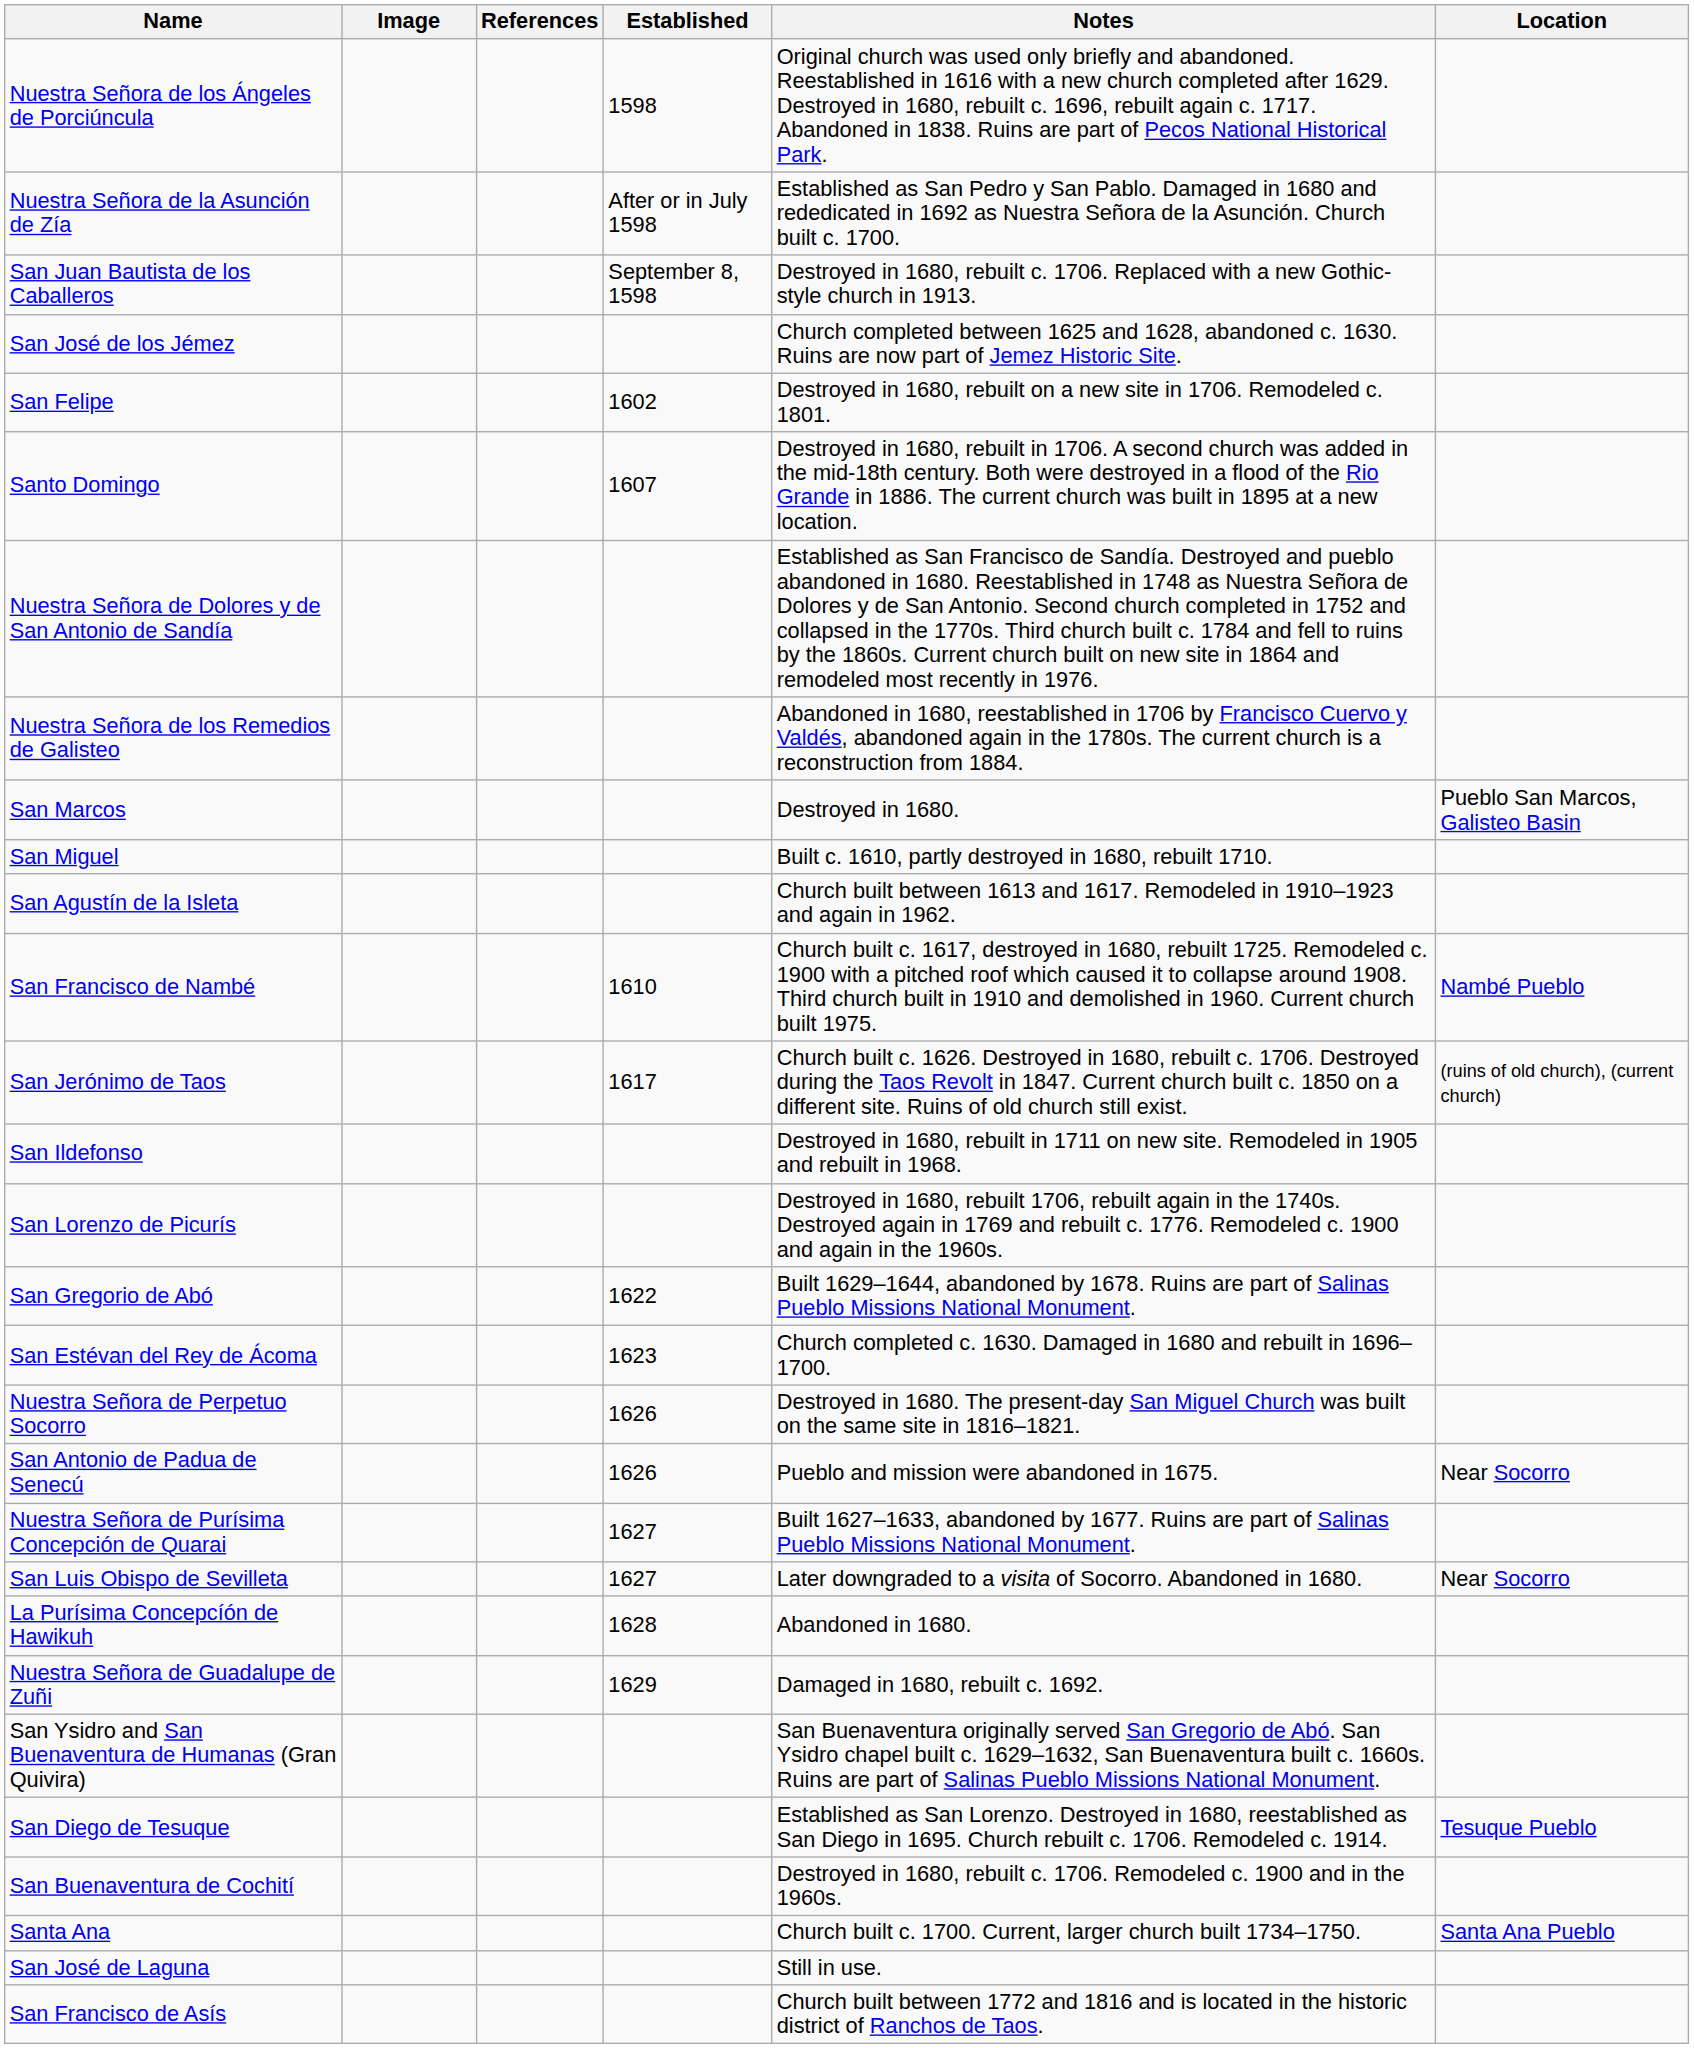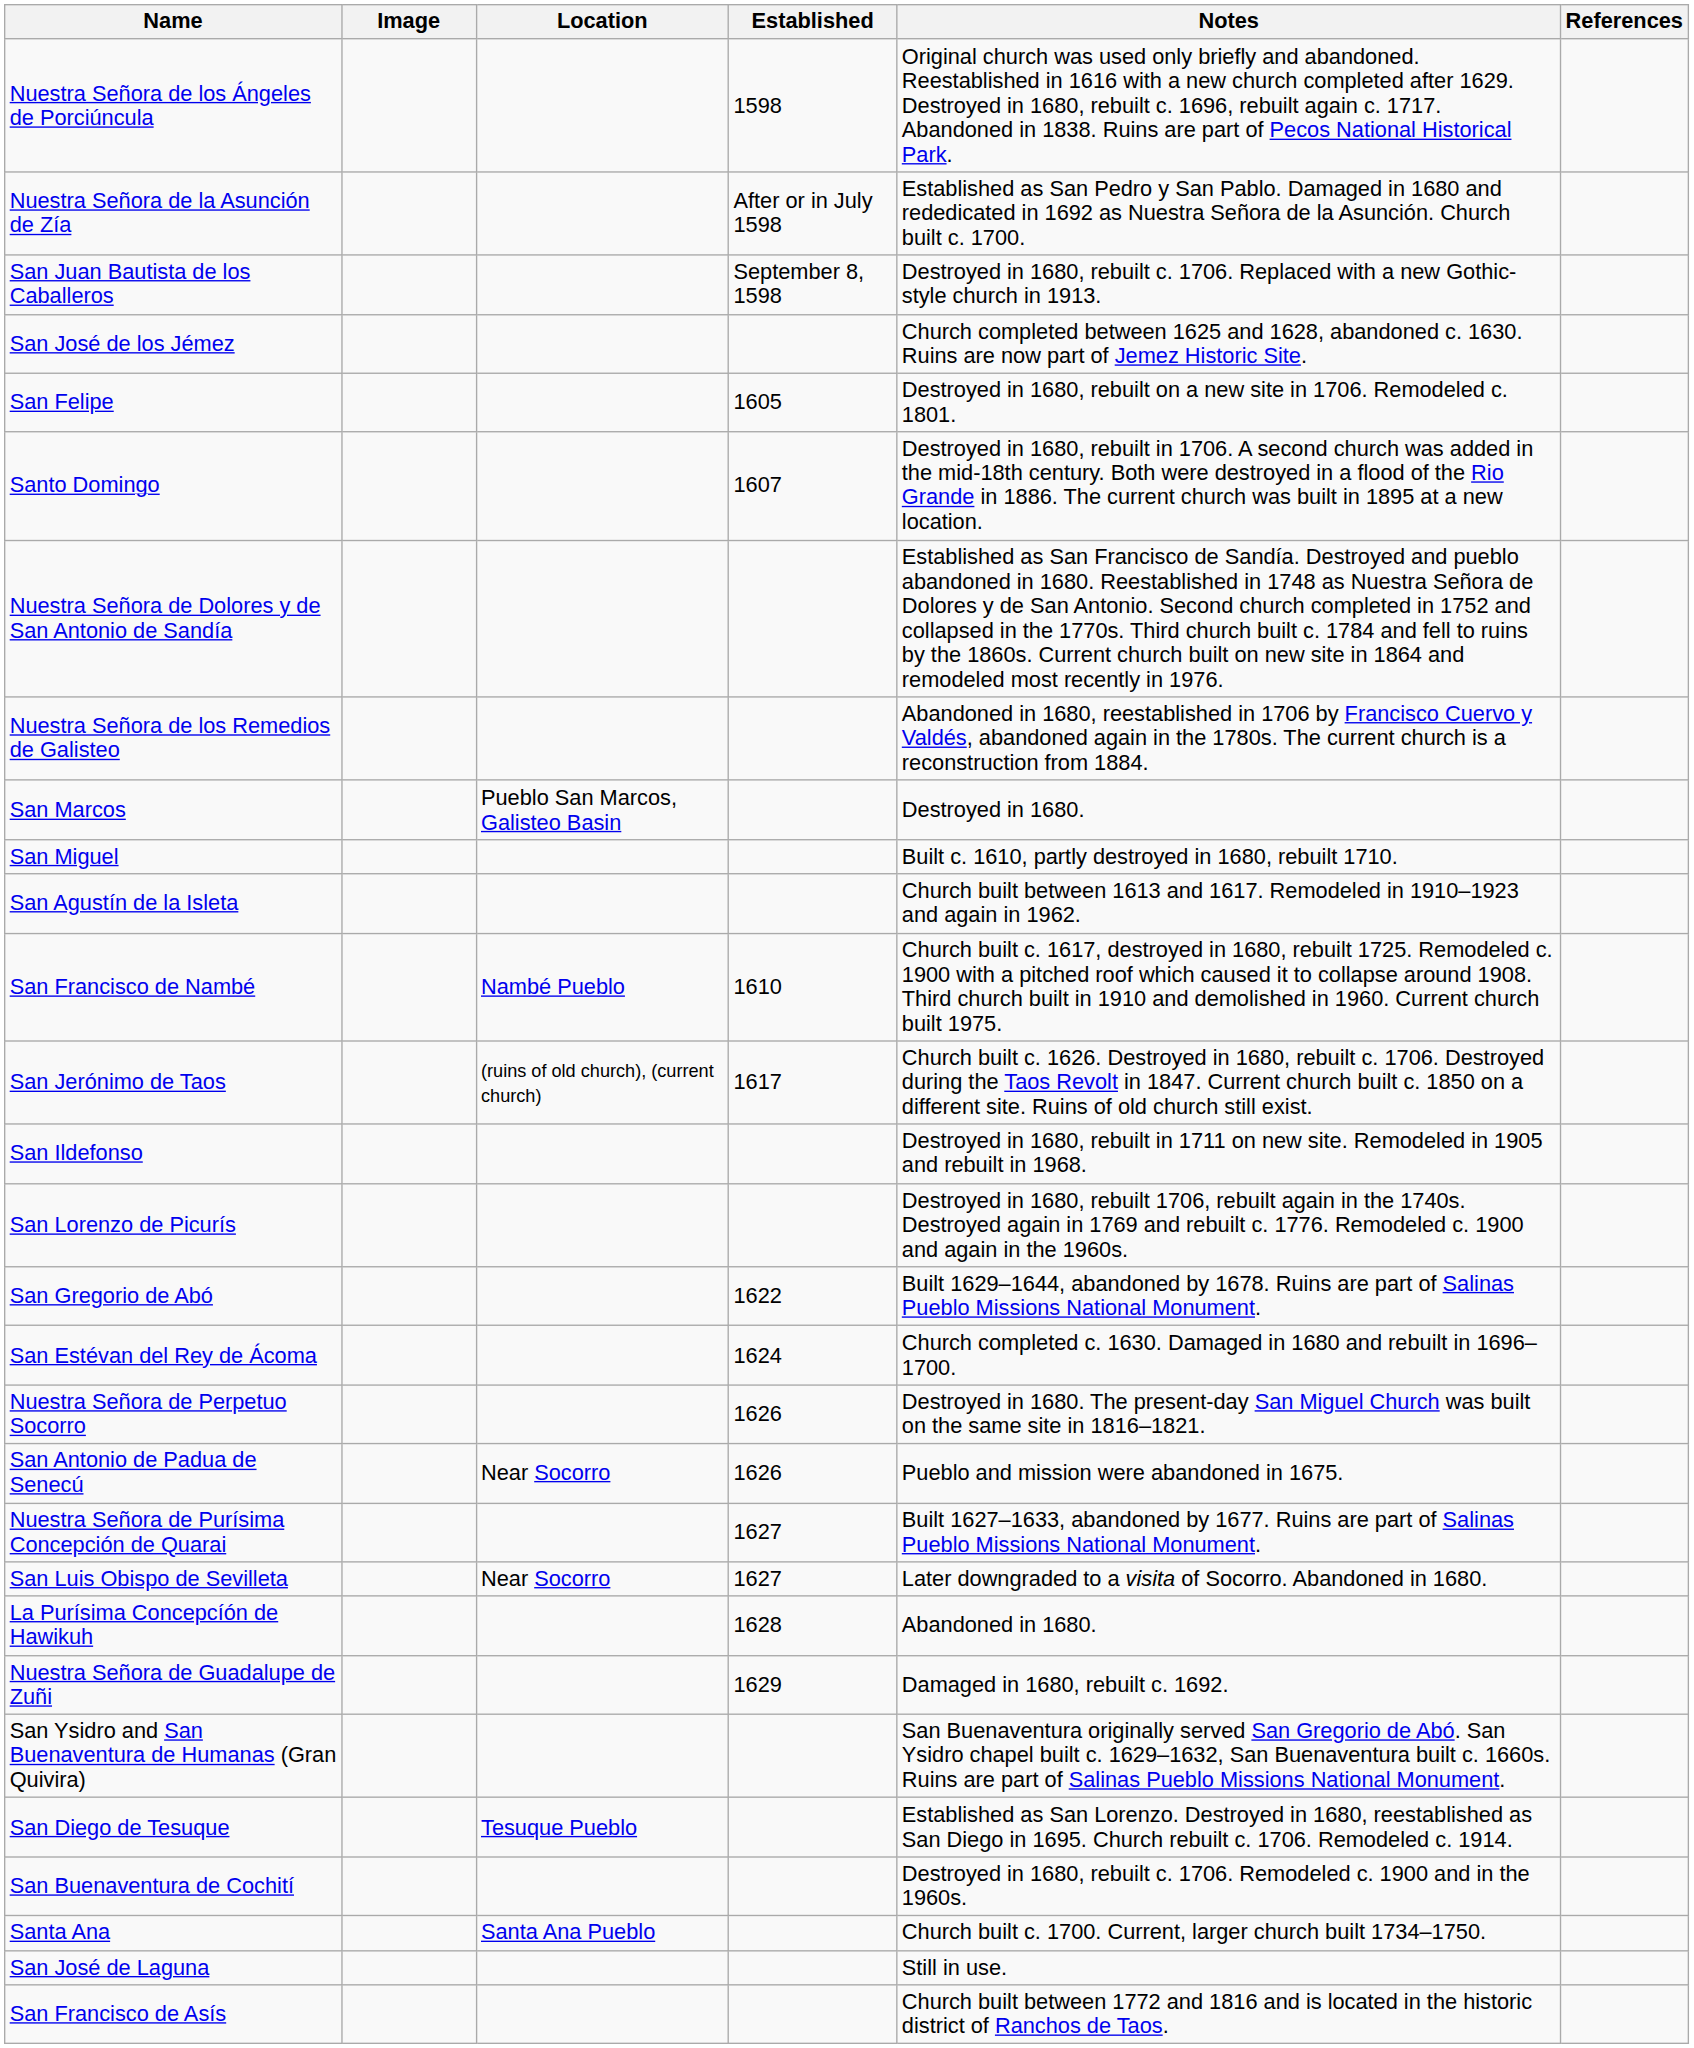columns swapped: (1562, 21) <-> (540, 21)
(633, 402) 1602 -> (758, 402) 1605
(633, 1355) 1623 -> (758, 1355) 1624
